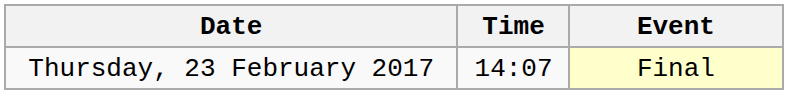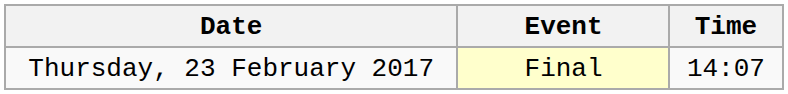columns swapped: (514, 26) <-> (676, 26)
